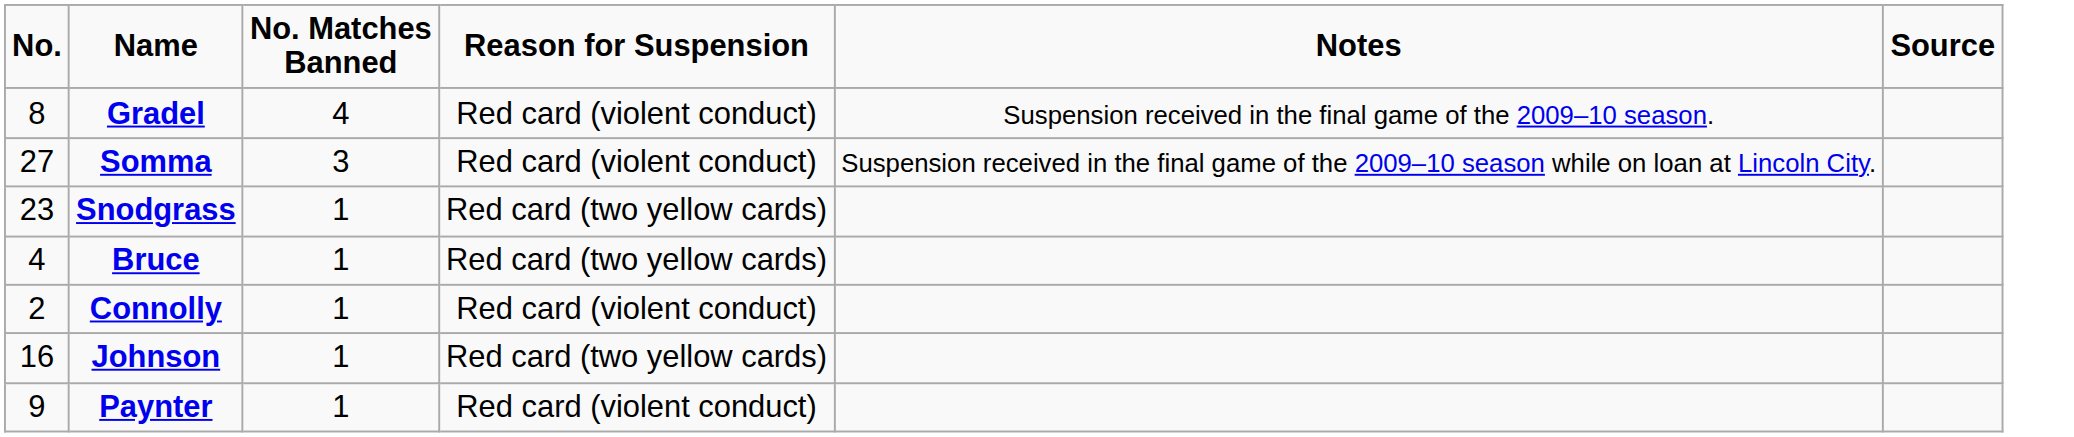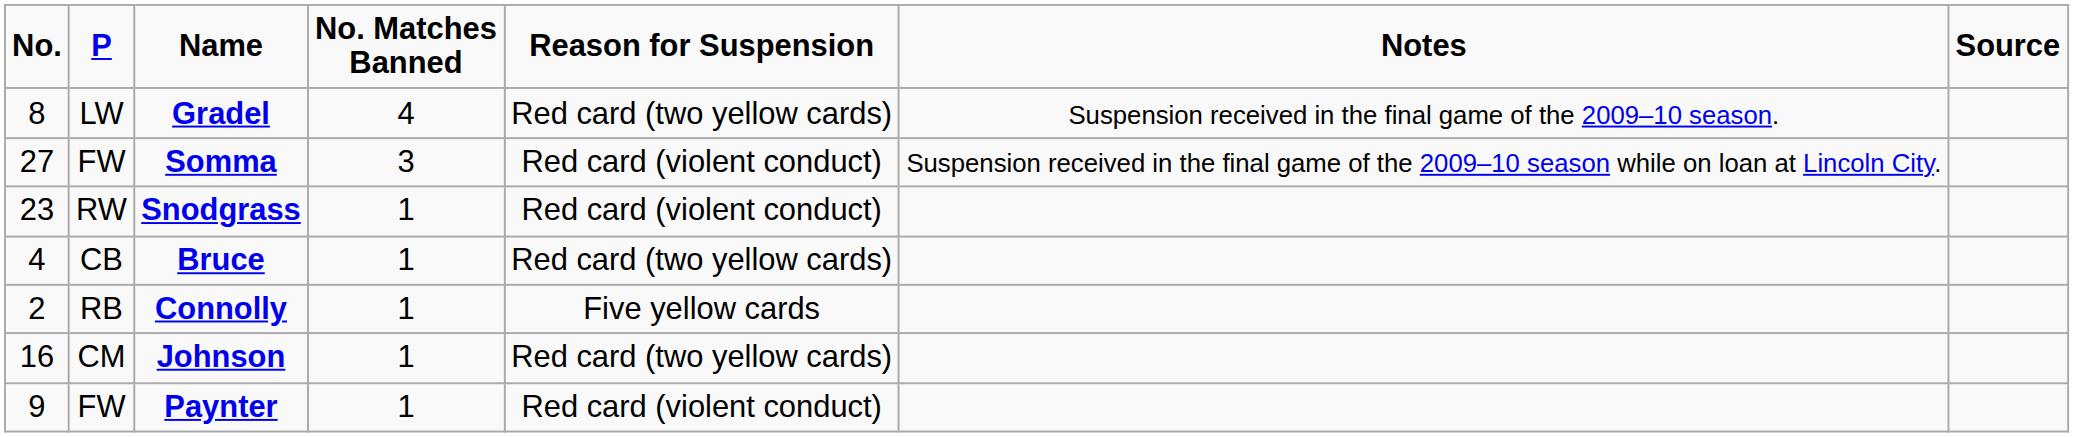+ column: (102, 46)
(637, 112) Red card (violent conduct) -> (702, 112) Red card (two yellow cards)
(637, 210) Red card (two yellow cards) -> (702, 210) Red card (violent conduct)
(637, 308) Red card (violent conduct) -> (702, 308) Five yellow cards
